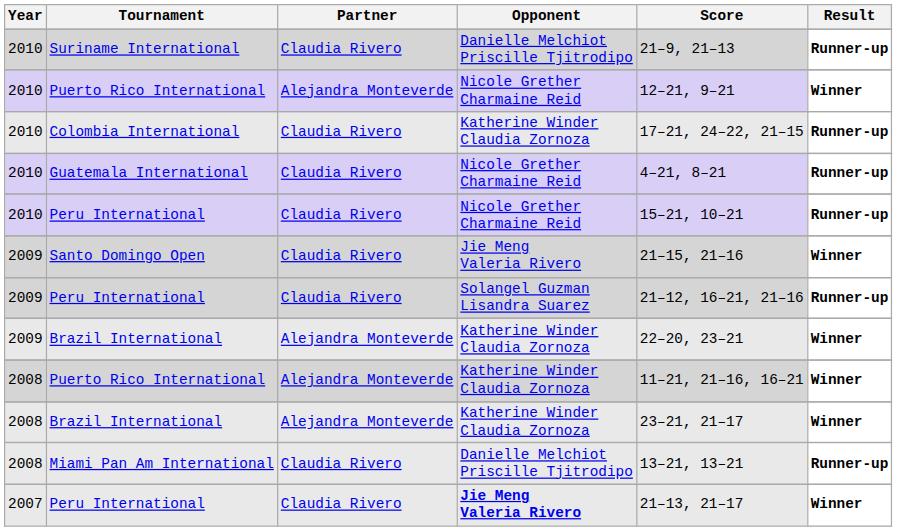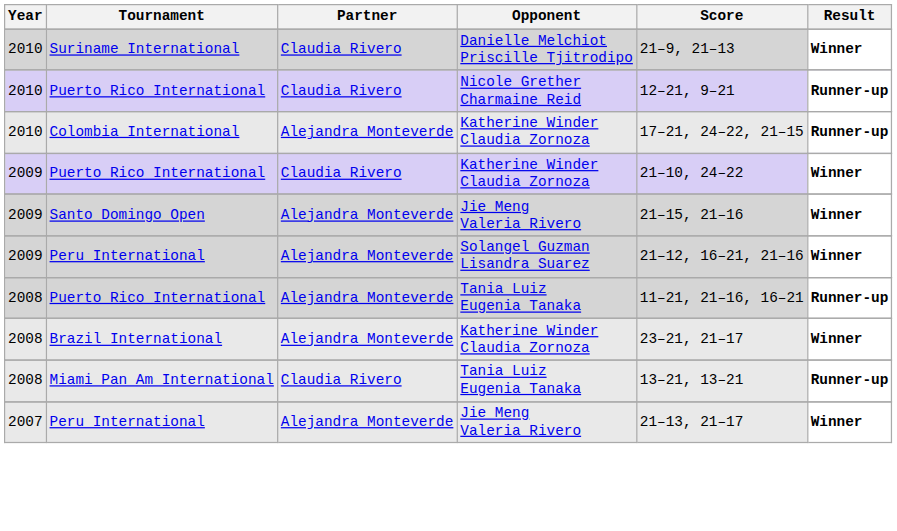(850, 49) Runner-up -> (837, 49) Winner
(367, 91) Alejandra Monteverde -> (341, 91) Claudia Rivero
(837, 91) Winner -> (850, 91) Runner-up
(341, 132) Claudia Rivero -> (367, 132) Alejandra Monteverde
- row: (25, 173)
- row: (25, 215)
+ row: (25, 173)
(341, 256) Claudia Rivero -> (367, 215) Alejandra Monteverde
(341, 298) Claudia Rivero -> (367, 256) Alejandra Monteverde
(850, 298) Runner-up -> (837, 256) Winner
- row: (25, 339)
(529, 380) Katherine Winder Claudia Zornoza -> (521, 298) Tania Luiz Eugenia Tanaka
(837, 380) Winner -> (850, 298) Runner-up
(547, 463) Danielle Melchiot Priscille Tjitrodipo -> (521, 380) Tania Luiz Eugenia Tanaka
(341, 505) Claudia Rivero -> (367, 422) Alejandra Monteverde
(521, 505) bold -> (521, 422) normal
